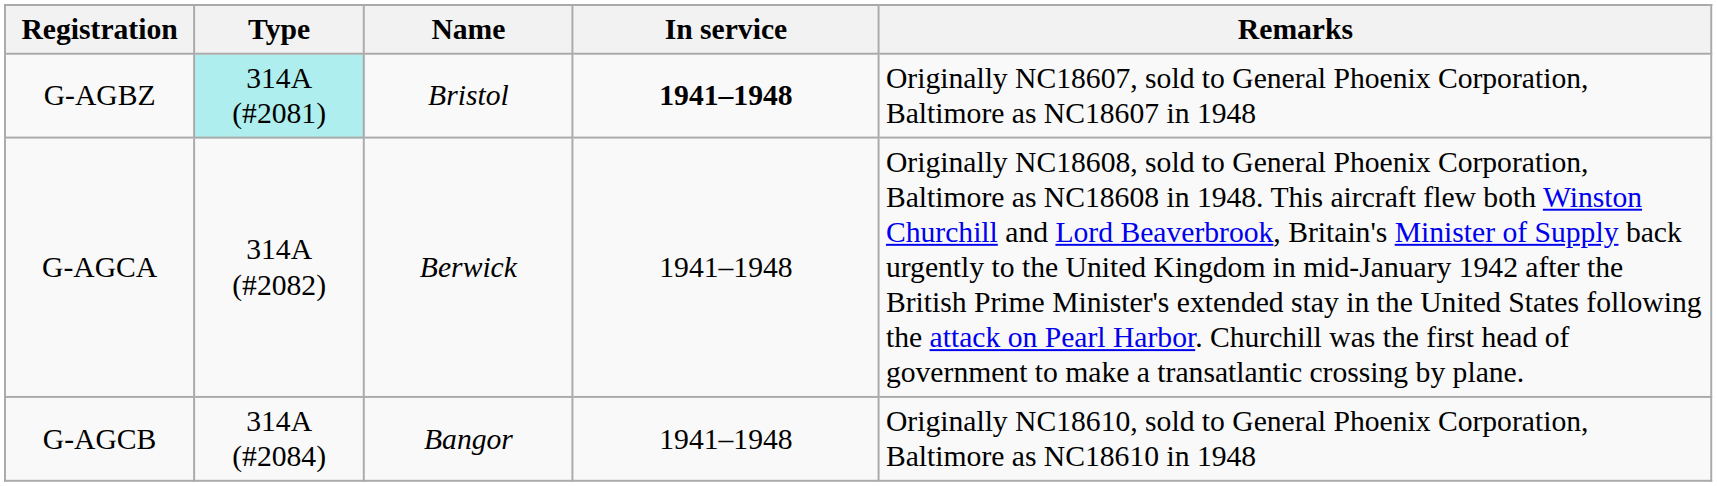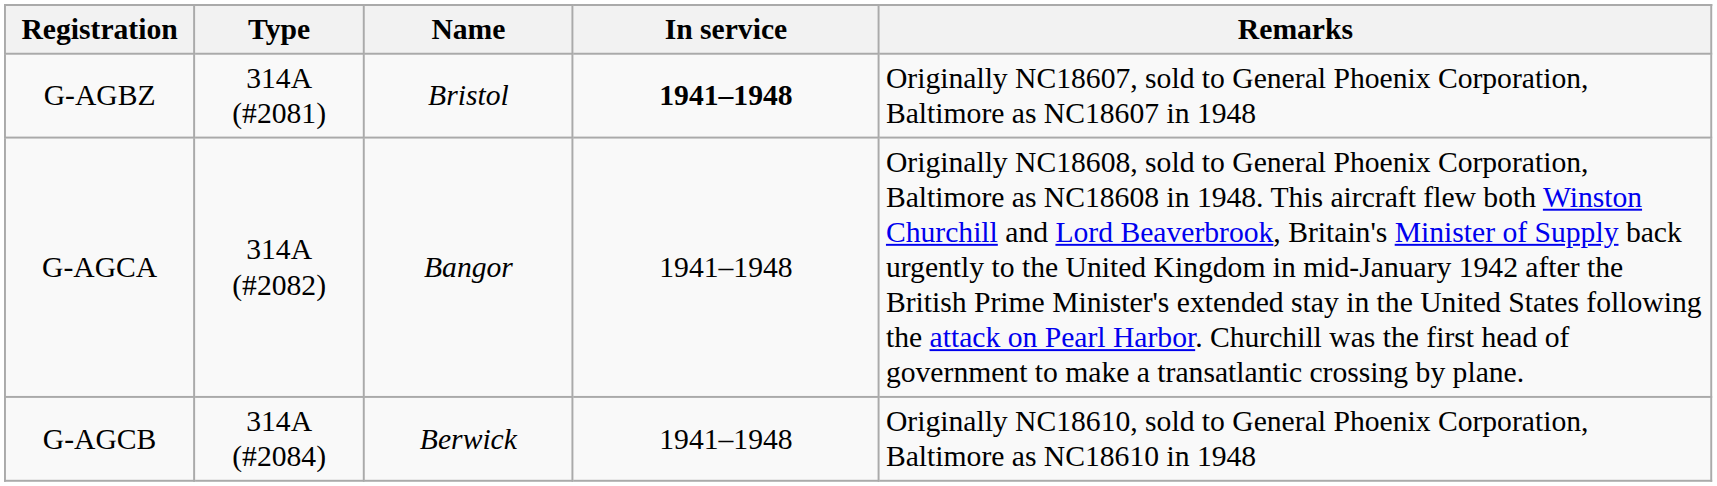(279, 95) paleturquoise background -> (279, 95) no background
(468, 267) Berwick -> (468, 267) Bangor
(468, 438) Bangor -> (468, 438) Berwick
